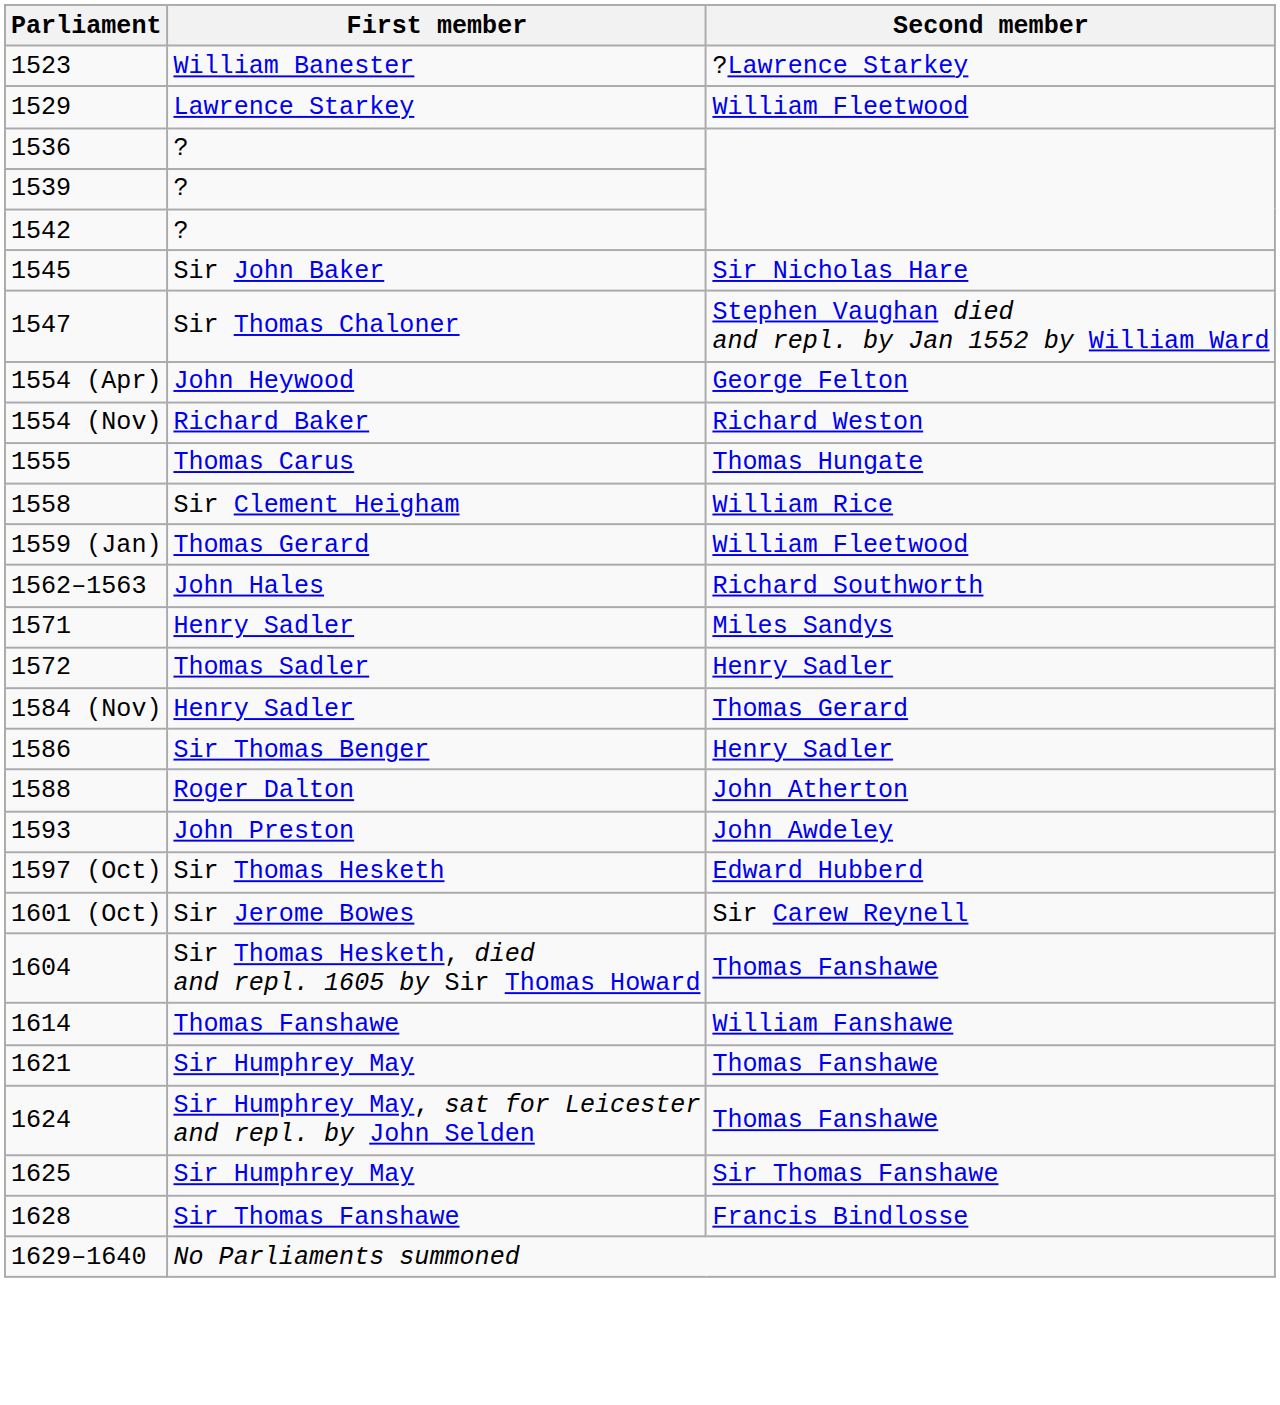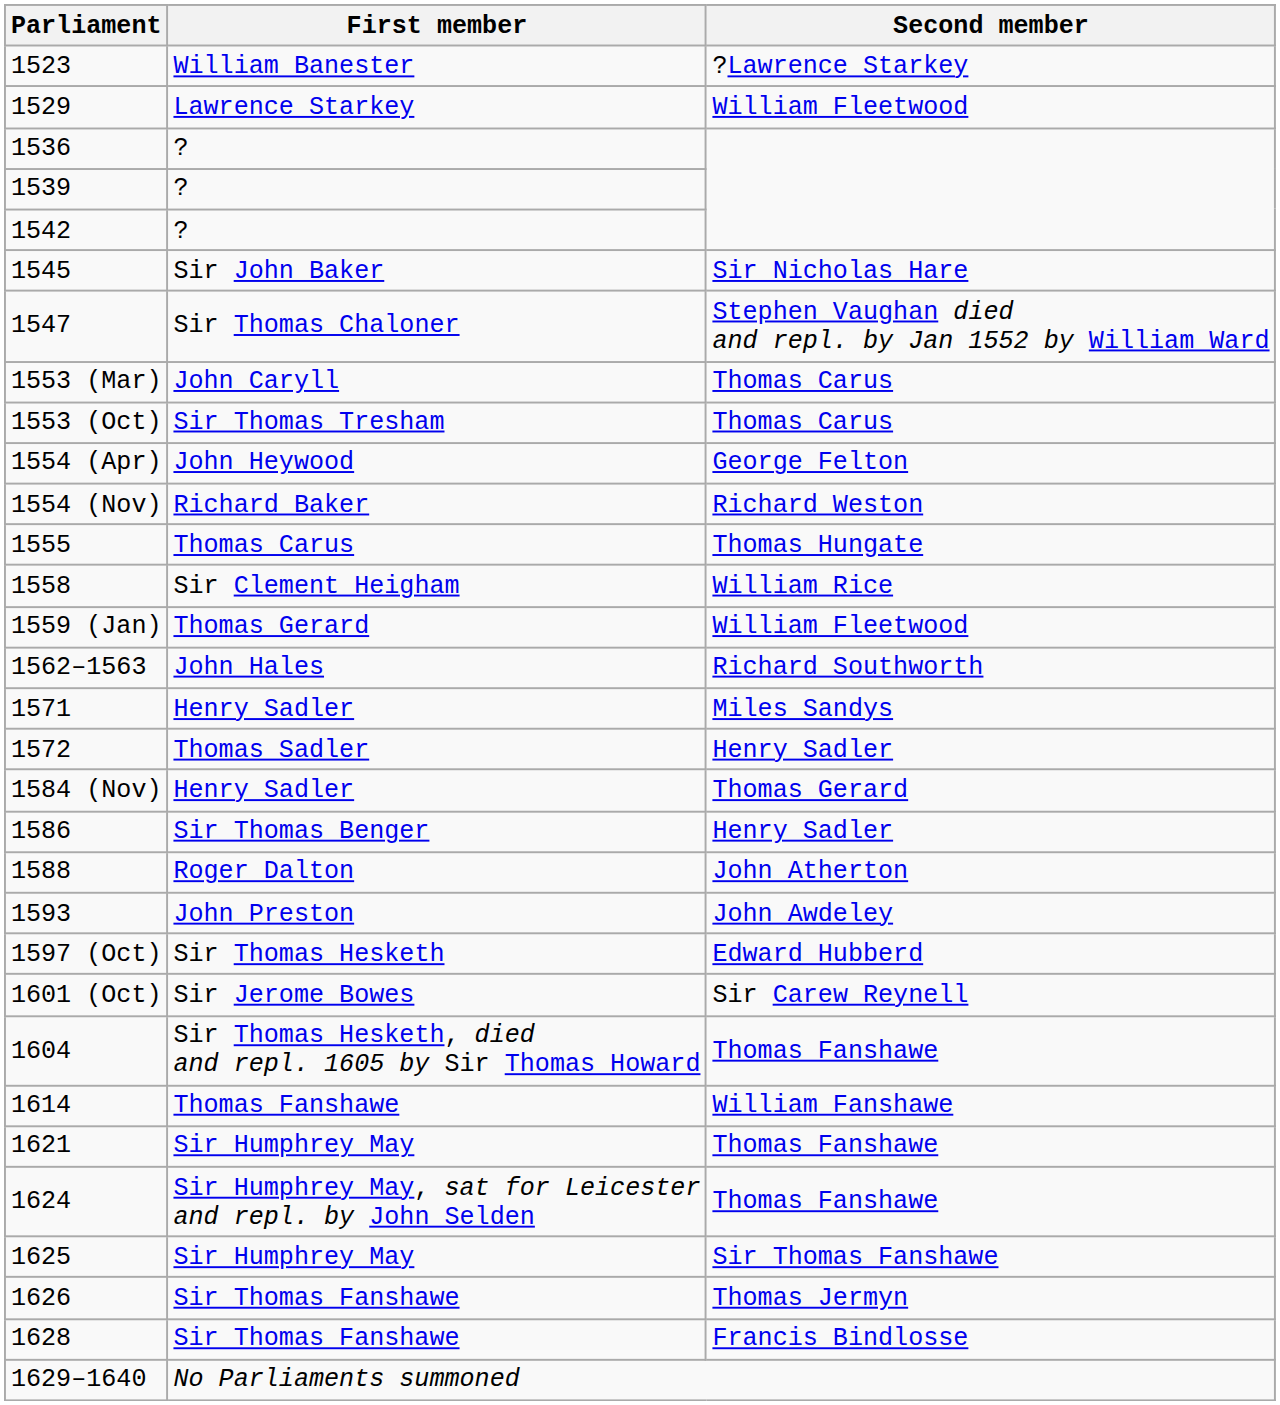+ row: (86, 381)
+ row: (86, 422)
+ row: (41, 1298)
